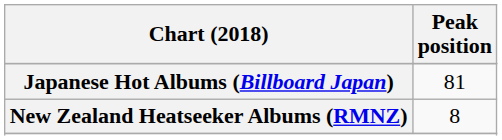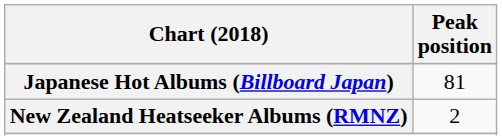(455, 116) 8 -> (455, 116) 2
